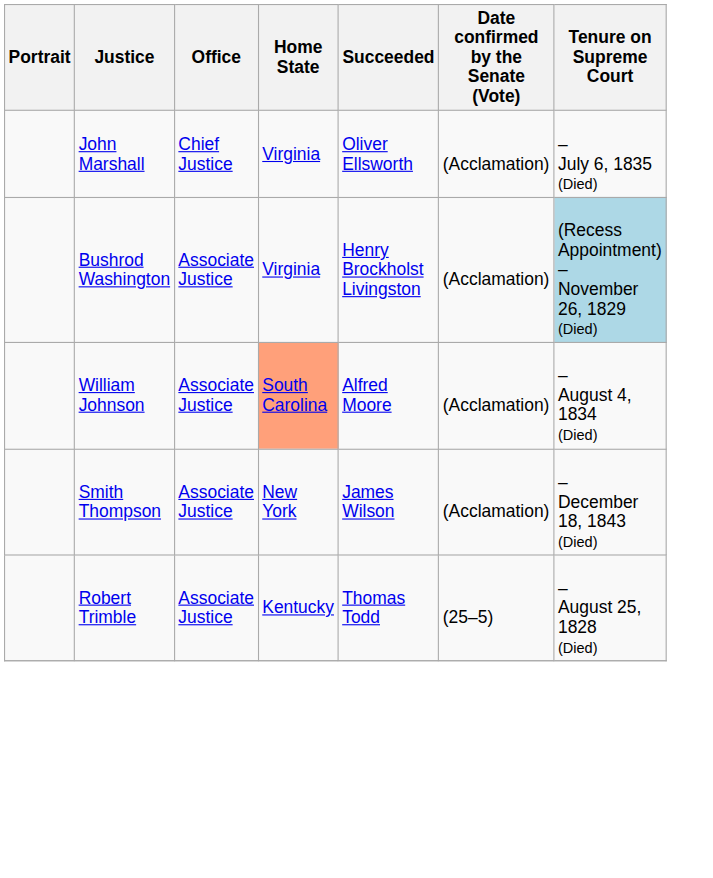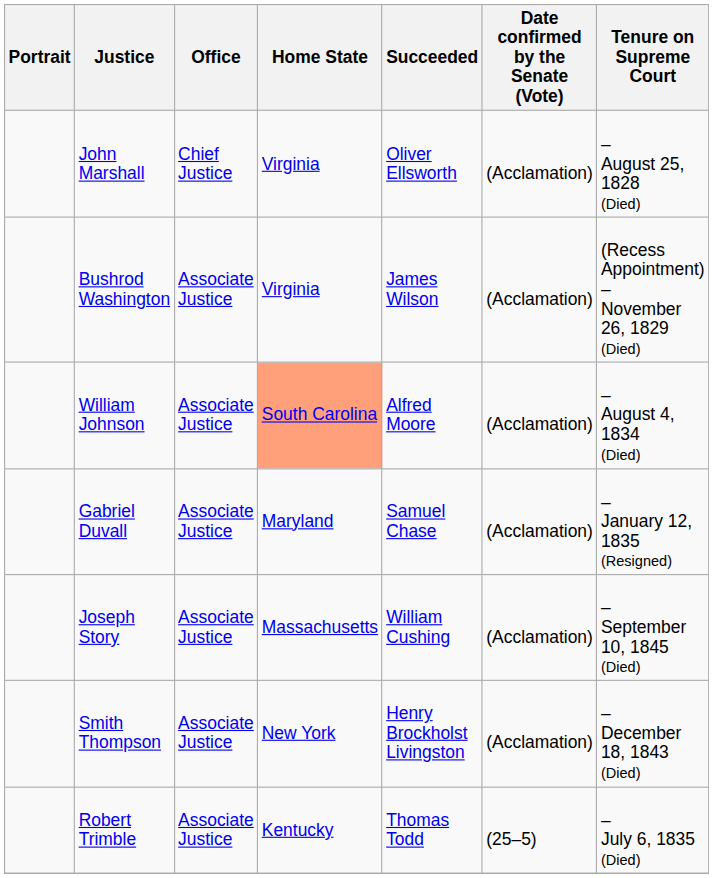(605, 163) – July 6, 1835 (Died) -> (643, 173) – August 25, 1828 (Died)
(383, 269) Henry Brockholst Livingston -> (412, 289) James Wilson
(610, 279) lightblue background -> (653, 299) no background
+ row: (107, 521)
+ row: (107, 627)
(368, 501) James Wilson -> (427, 733) Henry Brockholst Livingston
(600, 617) – August 25, 1828 (Died) -> (648, 839) – July 6, 1835 (Died)
